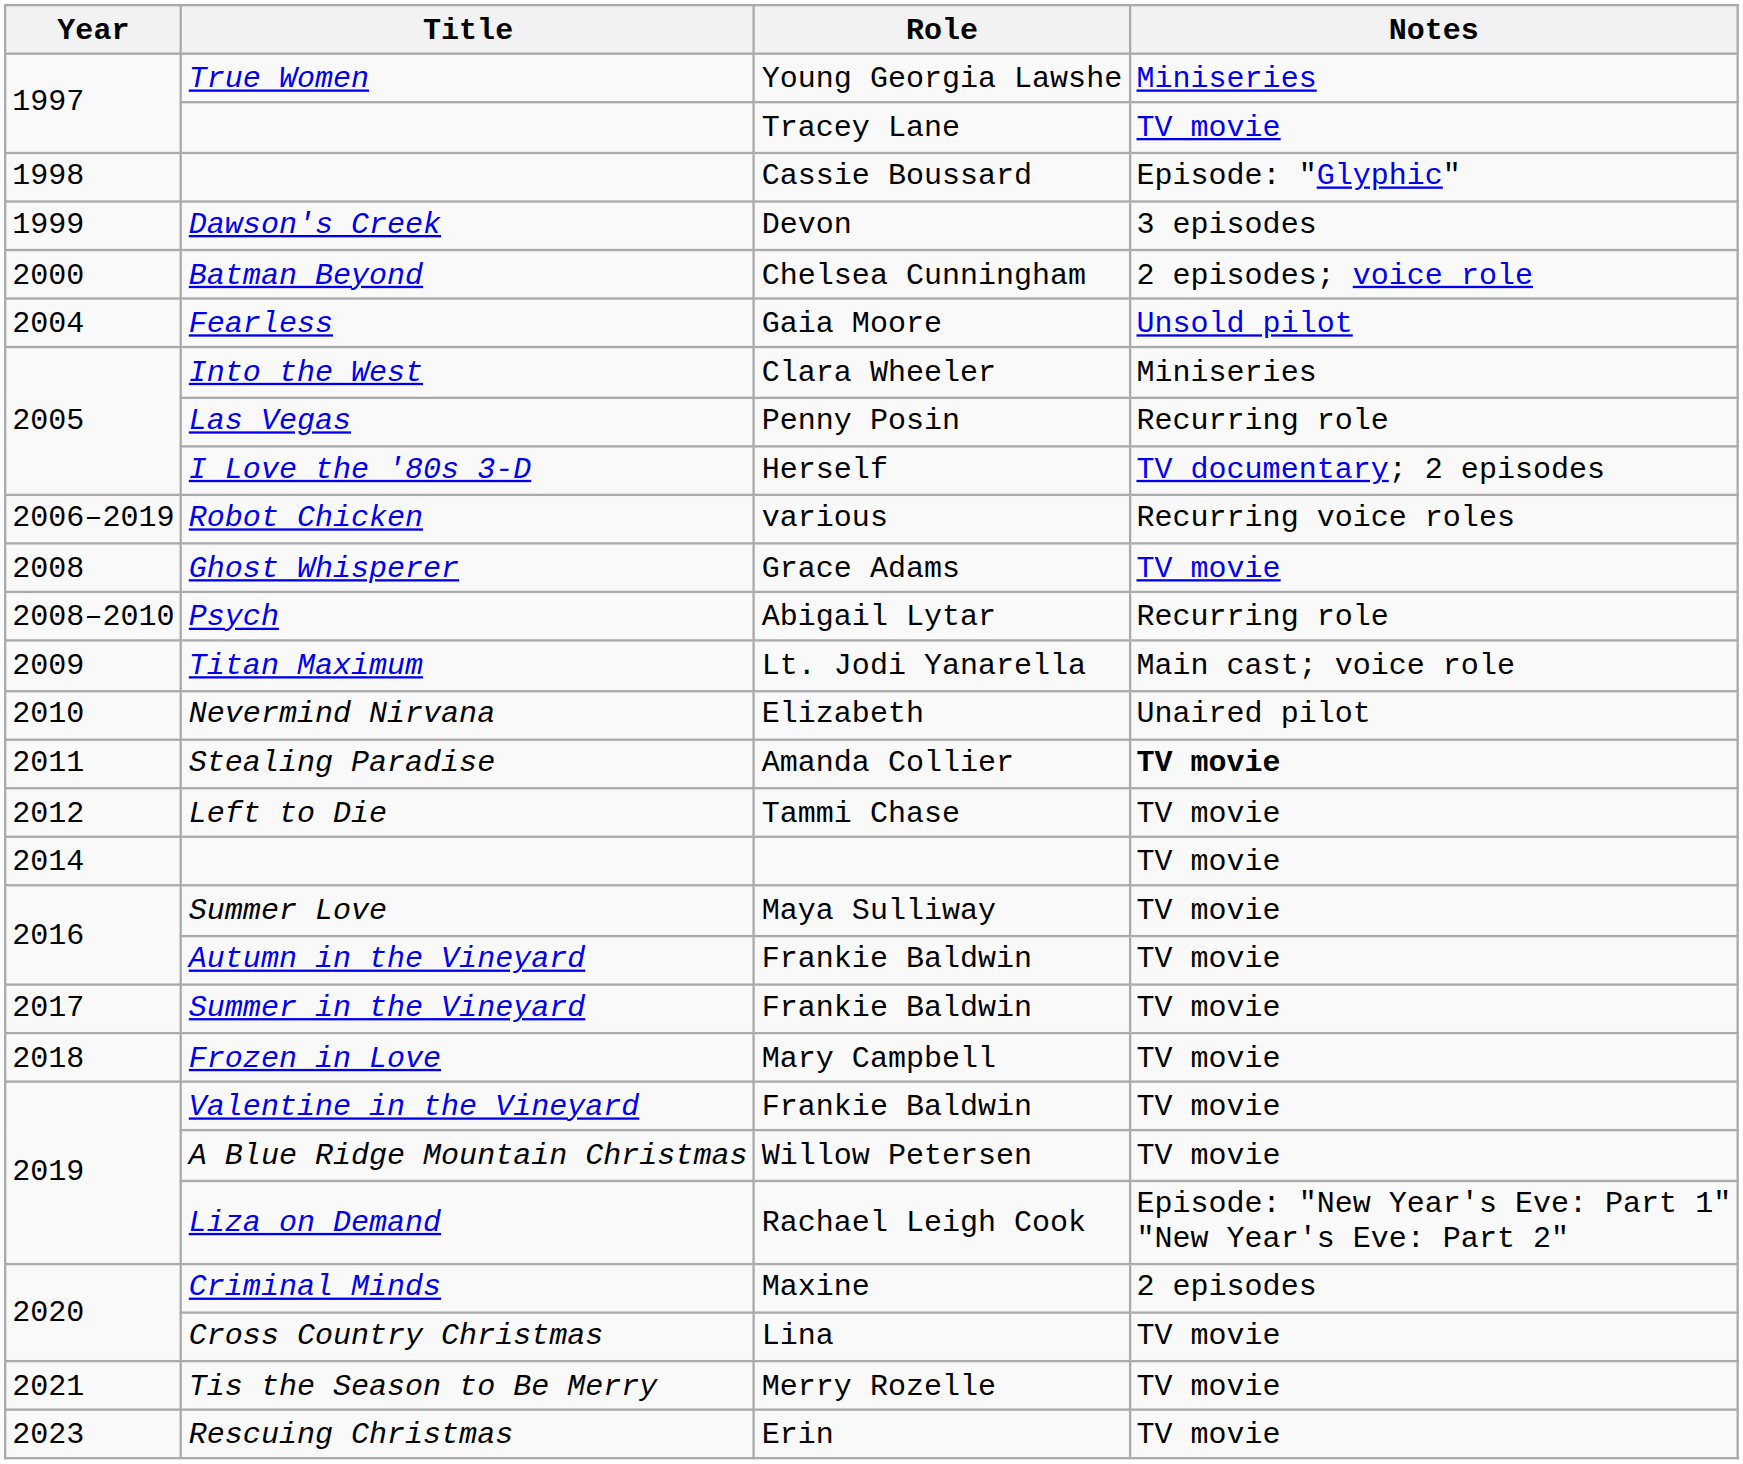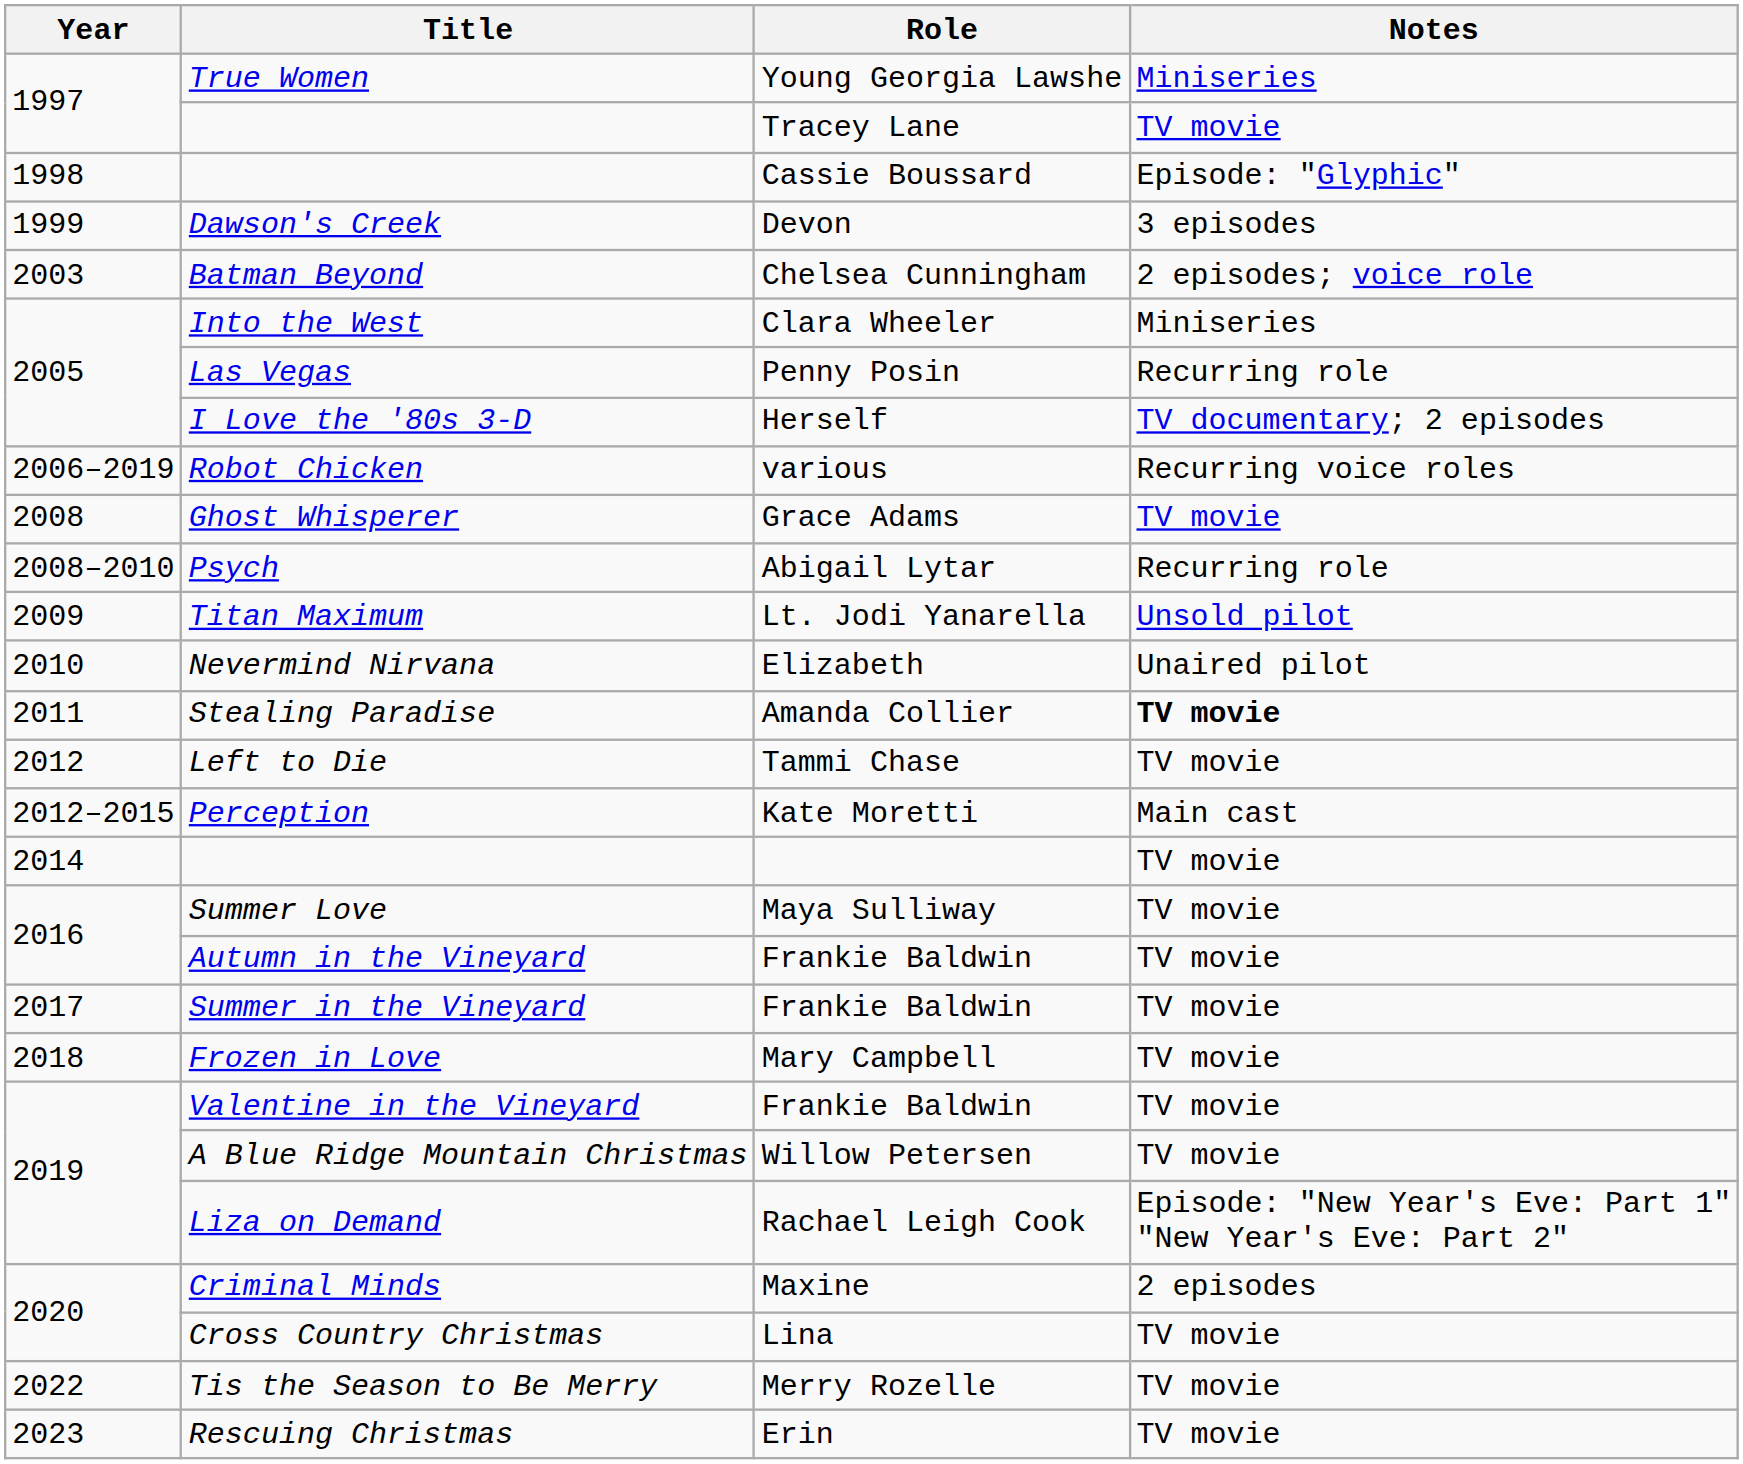(48, 274) 2000 -> (48, 274) 2003
- row: (261, 323)
(1326, 666) Main cast; voice role -> (1245, 617) Unsold pilot
+ row: (279, 813)
(48, 1386) 2021 -> (48, 1386) 2022
